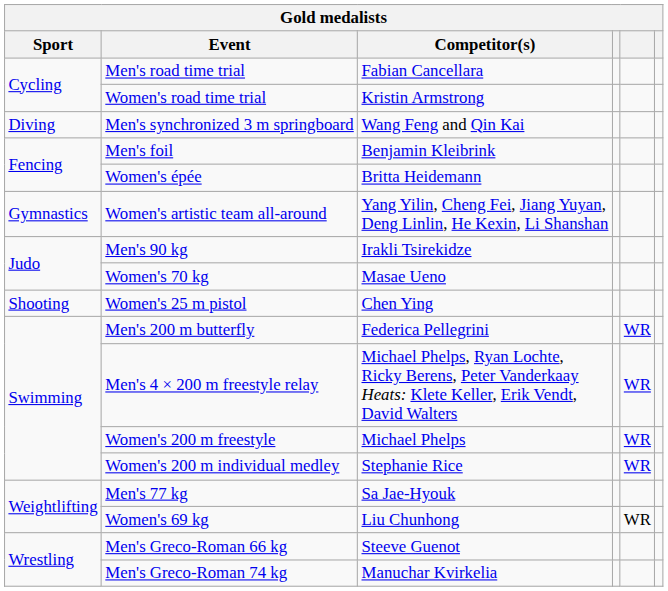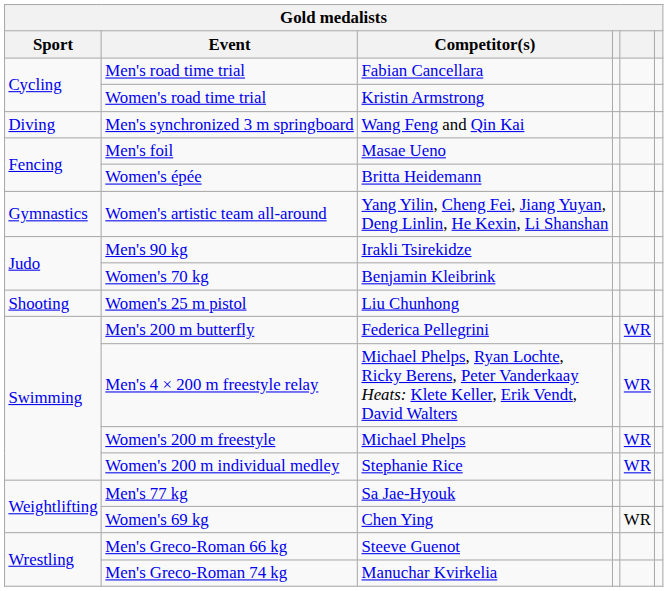(428, 151) Benjamin Kleibrink -> (404, 151) Masae Ueno
(404, 276) Masae Ueno -> (428, 276) Benjamin Kleibrink
(397, 303) Chen Ying -> (410, 303) Liu Chunhong
(410, 519) Liu Chunhong -> (397, 519) Chen Ying
